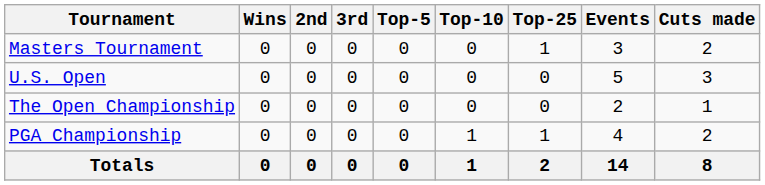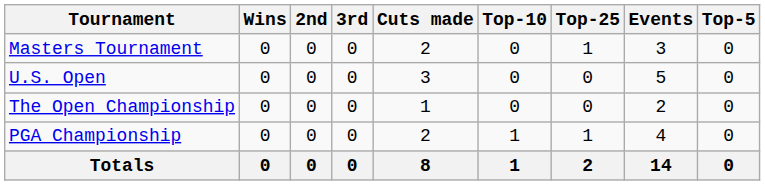columns swapped: (404, 19) <-> (707, 19)
